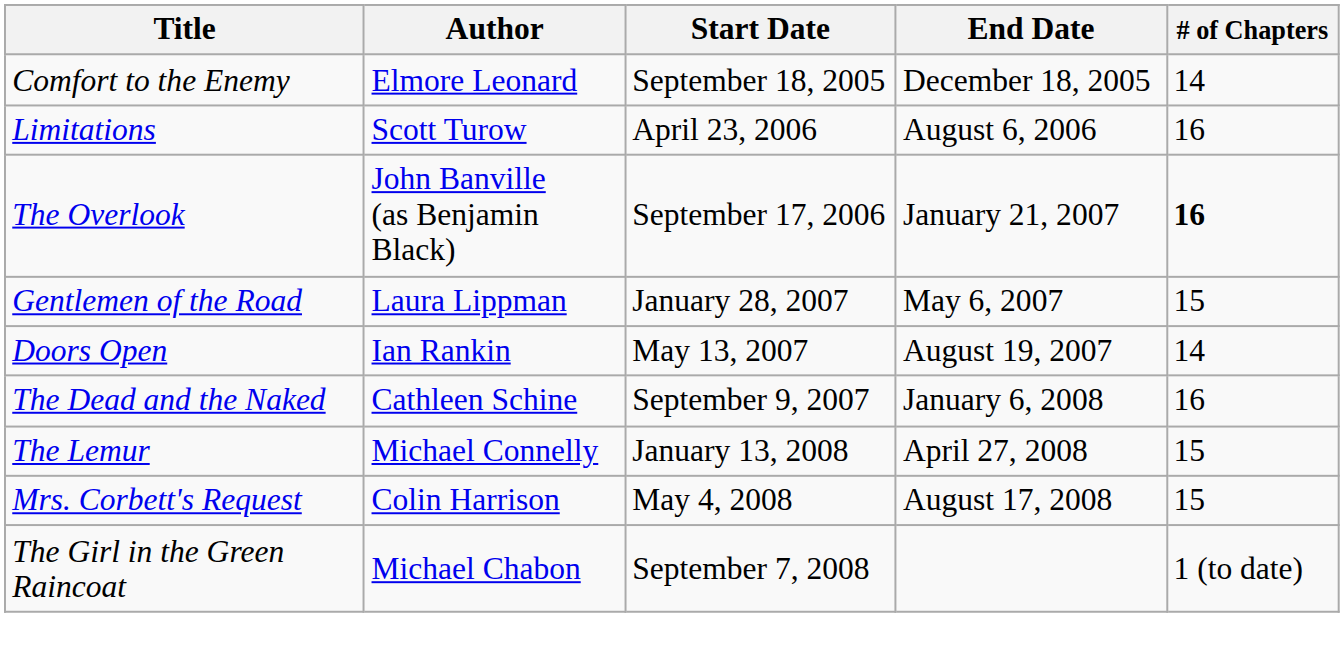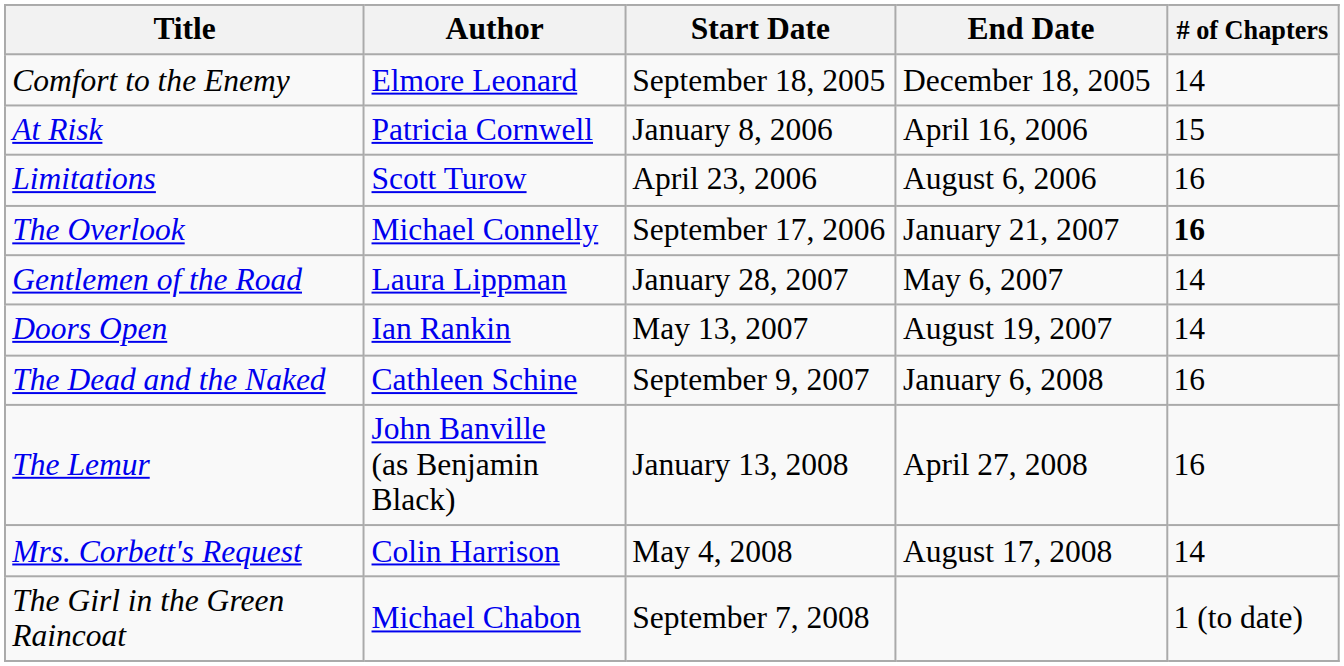+ row: (57, 129)
(459, 214) John Banville (as Benjamin Black) -> (485, 229) Michael Connelly
(1189, 300) 15 -> (1189, 279) 14
(485, 450) Michael Connelly -> (459, 464) John Banville (as Benjamin Black)
(1189, 450) 15 -> (1189, 464) 16
(1189, 500) 15 -> (1189, 550) 14
